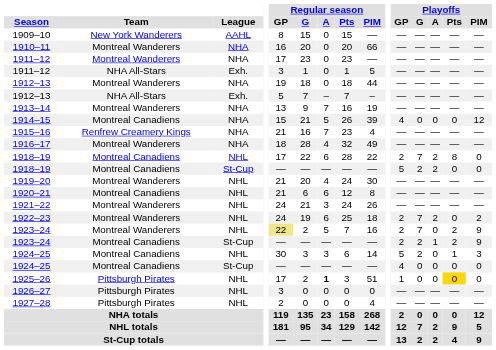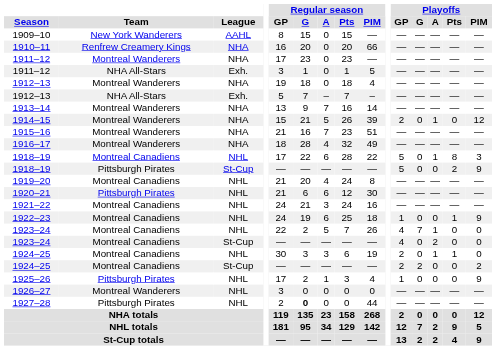(136, 46) Montreal Wanderers -> (136, 46) Renfrew Creamery Kings
(372, 83) 44 -> (372, 83) 4
(372, 107) 19 -> (372, 107) 14
(136, 120) Montreal Canadiens -> (136, 120) Montreal Wanderers
(401, 120) 4 -> (401, 120) 2
(435, 120) 0 -> (435, 120) 1
(136, 132) Renfrew Creamery Kings -> (136, 132) Montreal Wanderers
(372, 132) 4 -> (372, 132) 51
(401, 156) 2 -> (401, 156) 5
(420, 156) 7 -> (420, 156) 0
(435, 156) 2 -> (435, 156) 1
(479, 156) 0 -> (479, 156) 3
(136, 168) Montreal Canadiens -> (136, 168) Pittsburgh Pirates
(420, 168) 2 -> (420, 168) 0
(435, 168) 2 -> (435, 168) 0
(454, 168) 0 -> (454, 168) 2
(479, 168) 0 -> (479, 168) 9
(136, 181) Montreal Wanderers -> (136, 181) Montreal Canadiens
(372, 181) 30 -> (372, 181) 8
(136, 193) Montreal Canadiens -> (136, 193) Pittsburgh Pirates
(372, 193) 8 -> (372, 193) 30
(136, 205) Montreal Wanderers -> (136, 205) Montreal Canadiens
(372, 205) 26 -> (372, 205) 16
(136, 217) Montreal Wanderers -> (136, 217) Montreal Canadiens
(401, 217) 2 -> (401, 217) 1
(420, 217) 7 -> (420, 217) 0
(435, 217) 2 -> (435, 217) 0
(454, 217) 0 -> (454, 217) 1
(479, 217) 2 -> (479, 217) 9
(136, 229) Montreal Wanderers -> (136, 229) Montreal Canadiens
(281, 229) khaki background -> (281, 229) no background
(372, 229) 16 -> (372, 229) 26
(401, 229) 2 -> (401, 229) 4
(435, 229) 0 -> (435, 229) 1
(454, 229) 2 -> (454, 229) 0
(479, 229) 9 -> (479, 229) 0
(401, 242) 2 -> (401, 242) 4
(420, 242) 2 -> (420, 242) 0
(435, 242) 1 -> (435, 242) 2
(454, 242) 2 -> (454, 242) 0
(479, 242) 9 -> (479, 242) 0
(372, 254) 14 -> (372, 254) 19
(401, 254) 5 -> (401, 254) 2
(420, 254) 2 -> (420, 254) 0
(435, 254) 0 -> (435, 254) 1
(479, 254) 3 -> (479, 254) 0
(401, 266) 4 -> (401, 266) 2
(420, 266) 0 -> (420, 266) 2
(479, 266) 0 -> (479, 266) 2
(326, 278) bold -> (326, 278) normal
(372, 278) 51 -> (372, 278) 4
(454, 278) gold background -> (454, 278) no background
(479, 278) 0 -> (479, 278) 9
(136, 290) Pittsburgh Pirates -> (136, 290) Montreal Wanderers
(305, 303) normal -> (305, 303) bold
(372, 303) 4 -> (372, 303) 44
